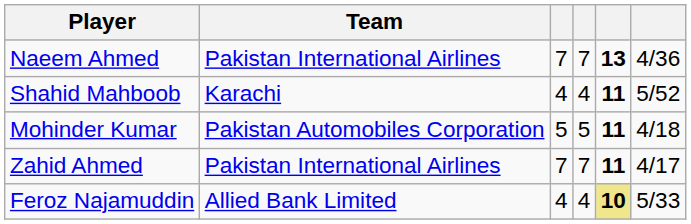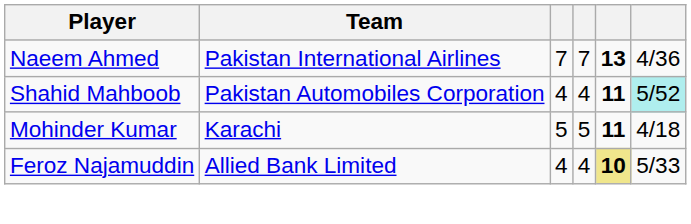(243, 93) Karachi -> (375, 93) Pakistan Automobiles Corporation
(658, 93) no background -> (658, 93) paleturquoise background
(375, 129) Pakistan Automobiles Corporation -> (243, 129) Karachi
- row: (76, 165)
